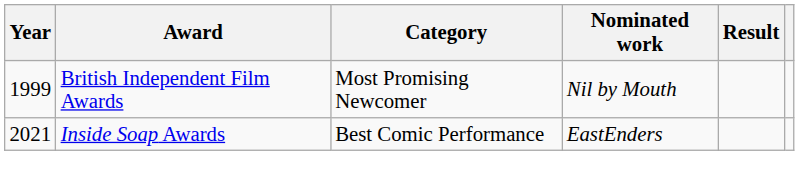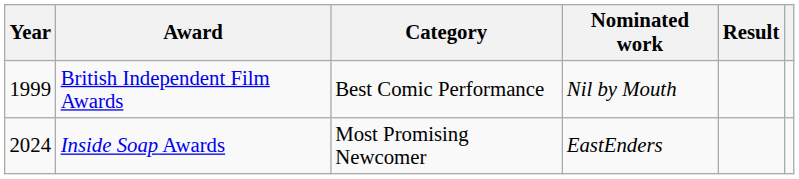(402, 89) Most Promising Newcomer -> (440, 89) Best Comic Performance
(30, 133) 2021 -> (30, 145) 2024
(440, 133) Best Comic Performance -> (402, 145) Most Promising Newcomer
